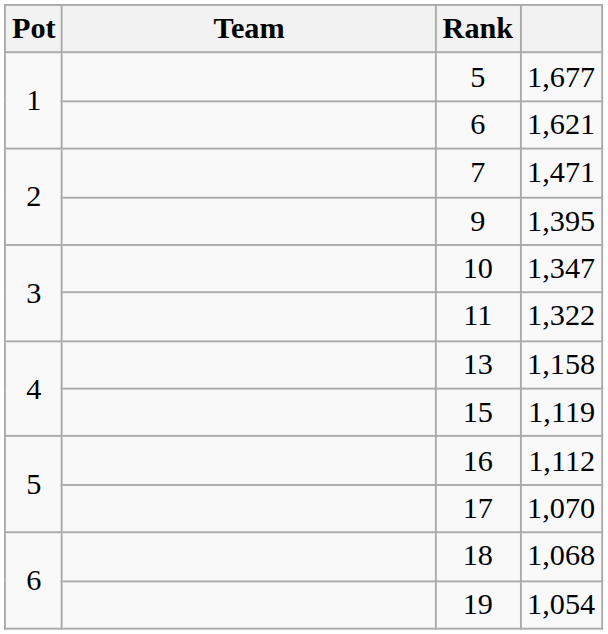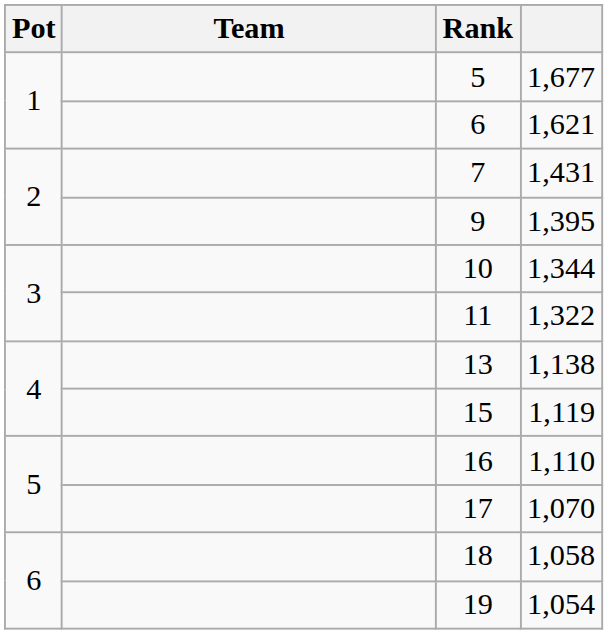(561, 172) 1,471 -> (561, 172) 1,431
(561, 268) 1,347 -> (561, 268) 1,344
(561, 364) 1,158 -> (561, 364) 1,138
(562, 460) 1,112 -> (562, 460) 1,110
(561, 556) 1,068 -> (561, 556) 1,058
